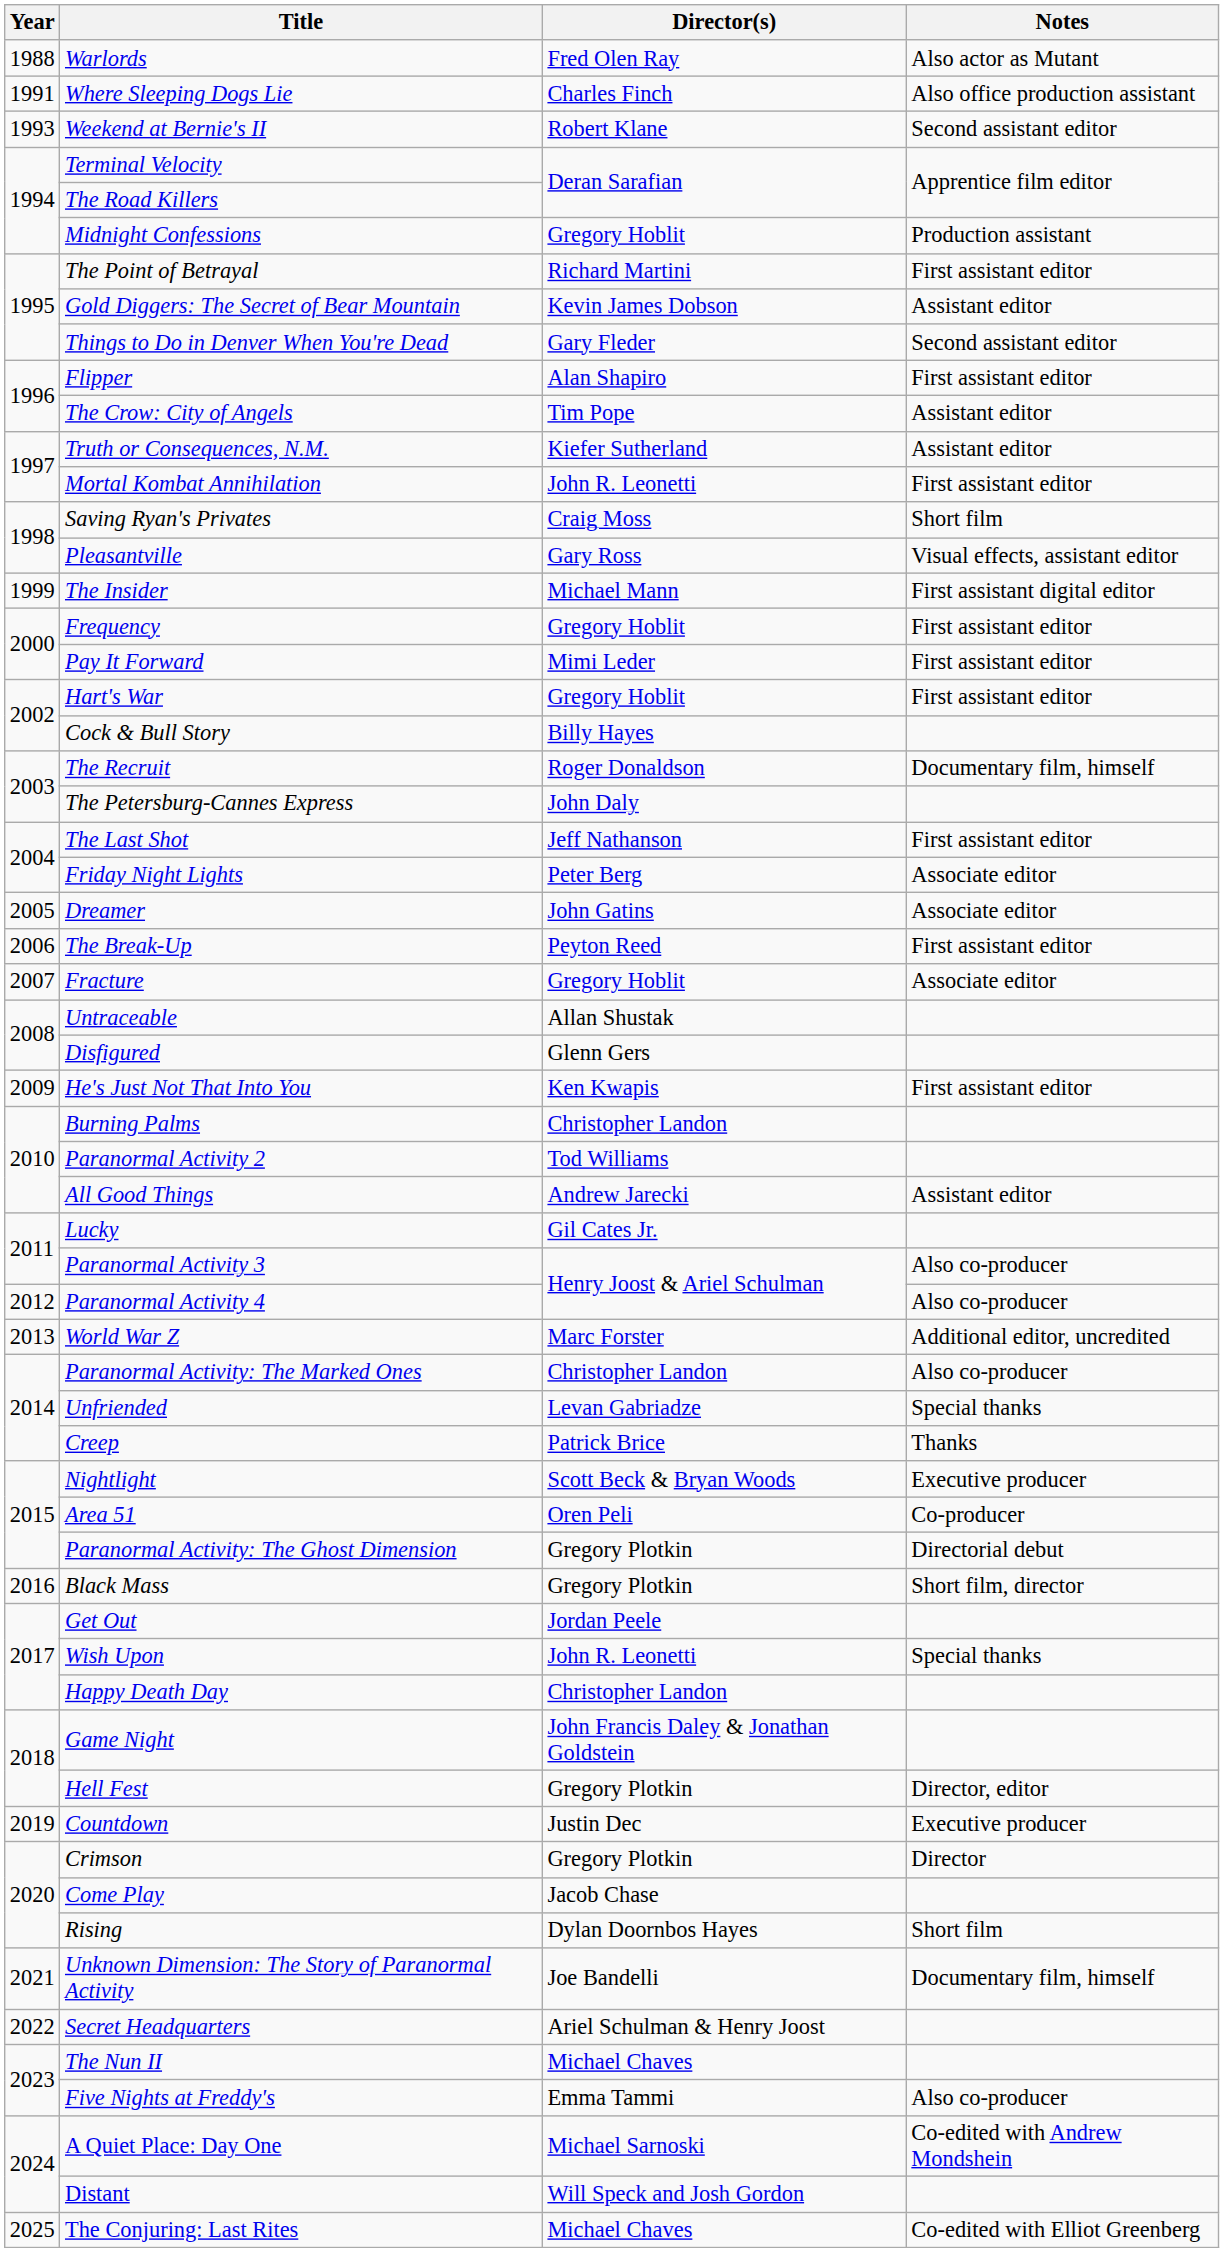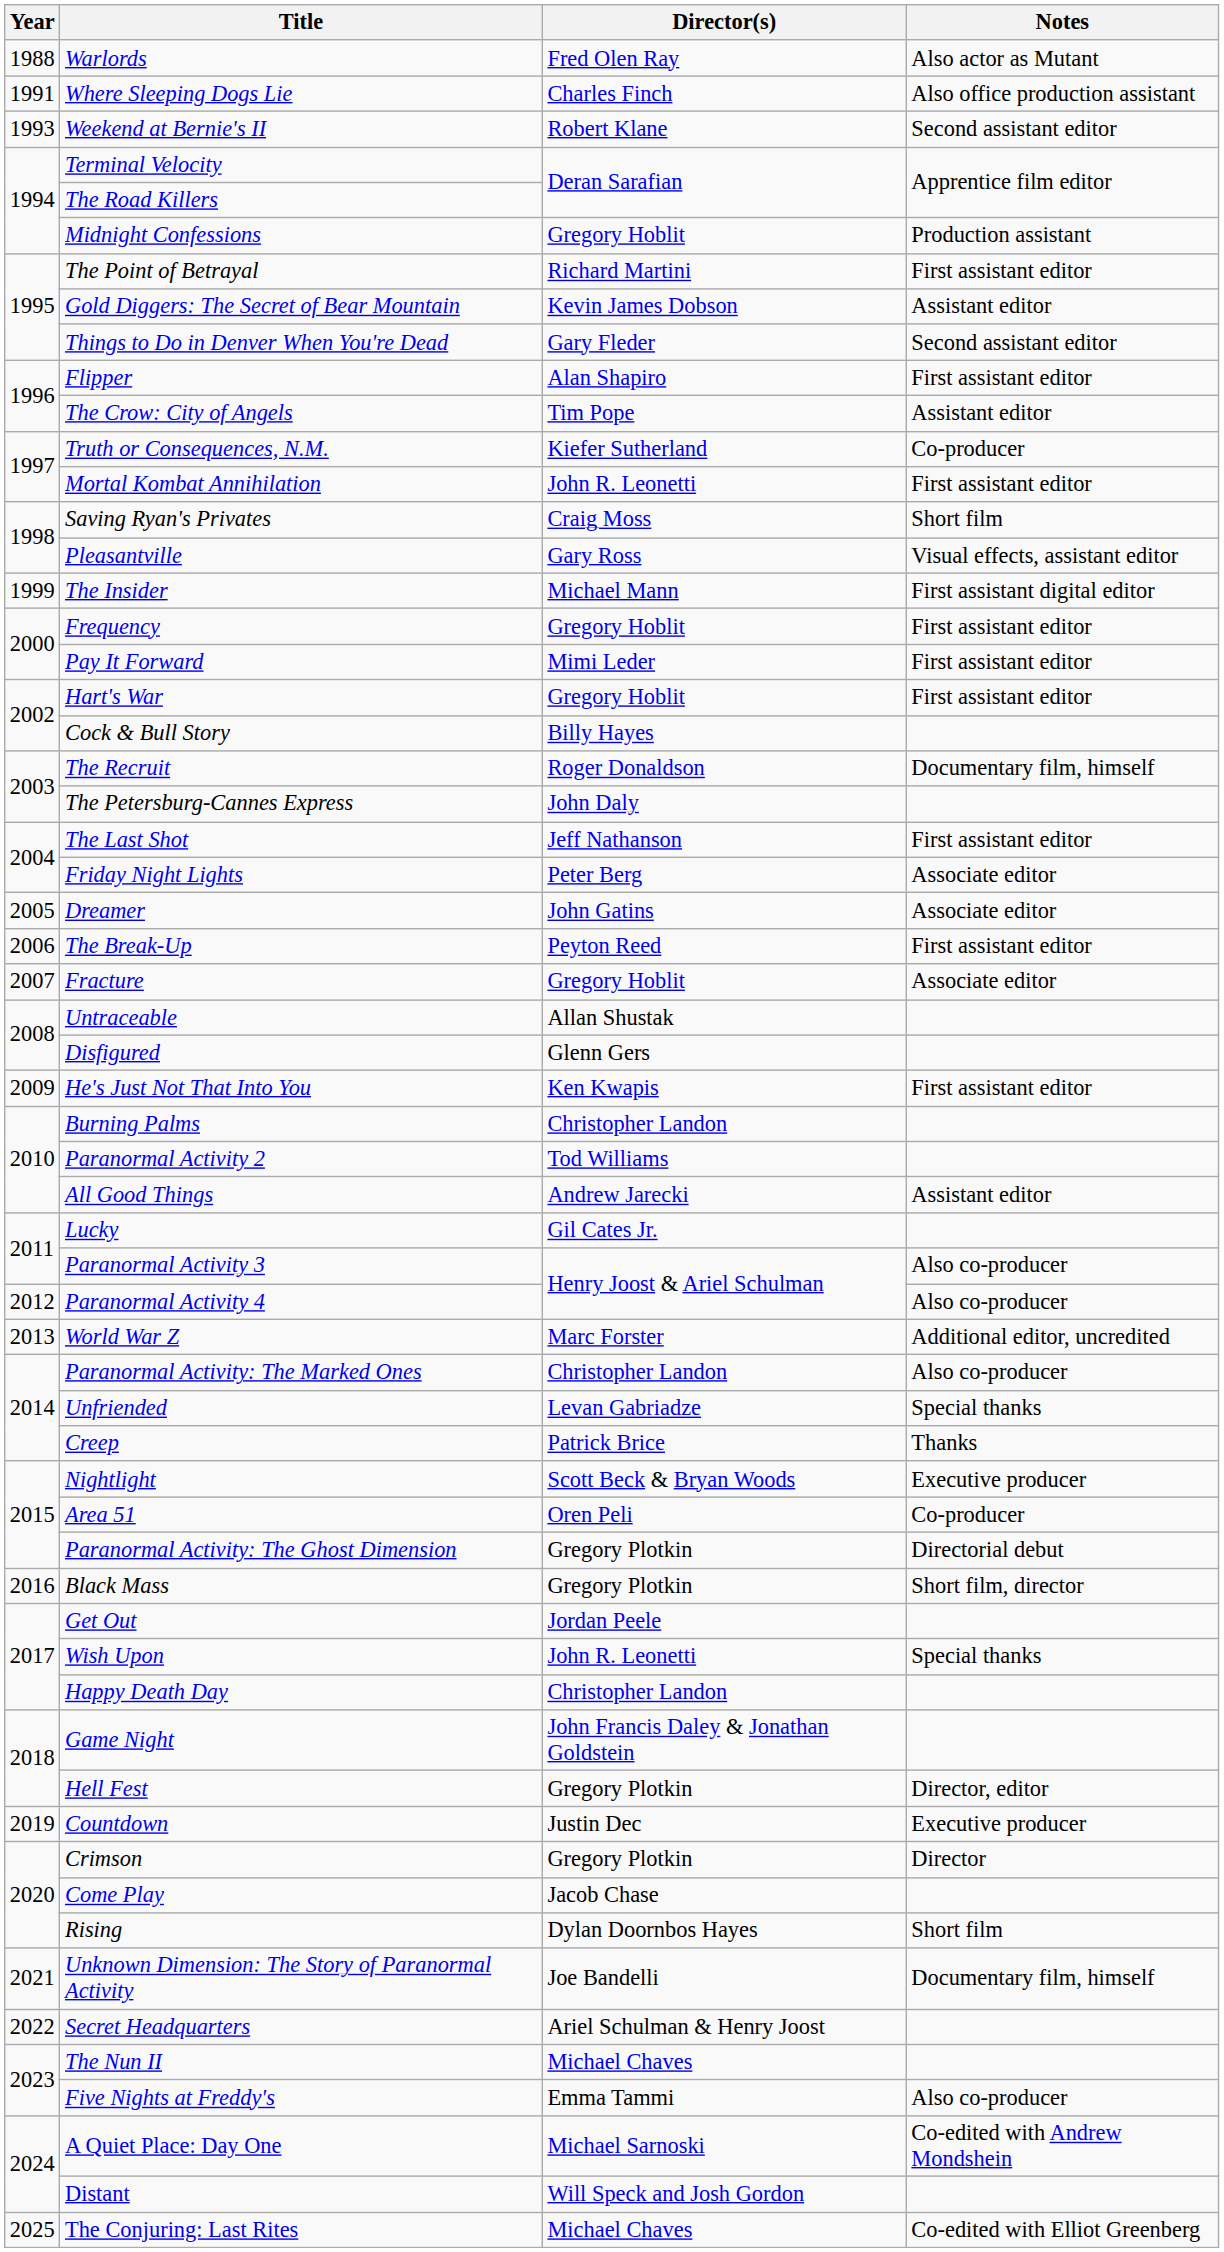(981, 448) Assistant editor -> (968, 448) Co-producer
